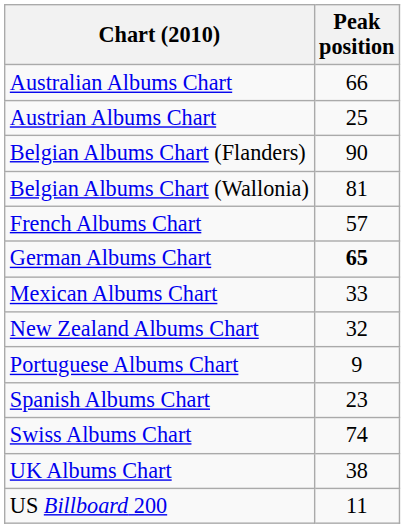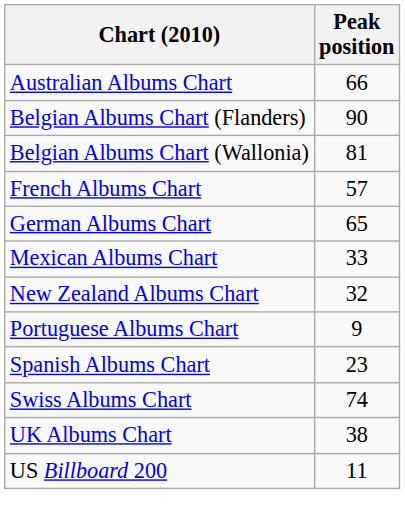- row: (113, 117)
(357, 258) bold -> (357, 223) normal
